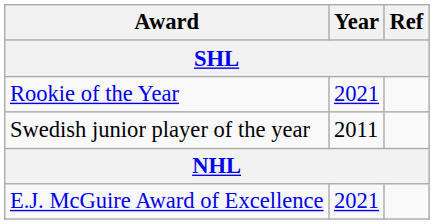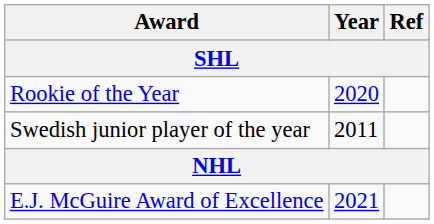(357, 93) 2021 -> (357, 93) 2020
